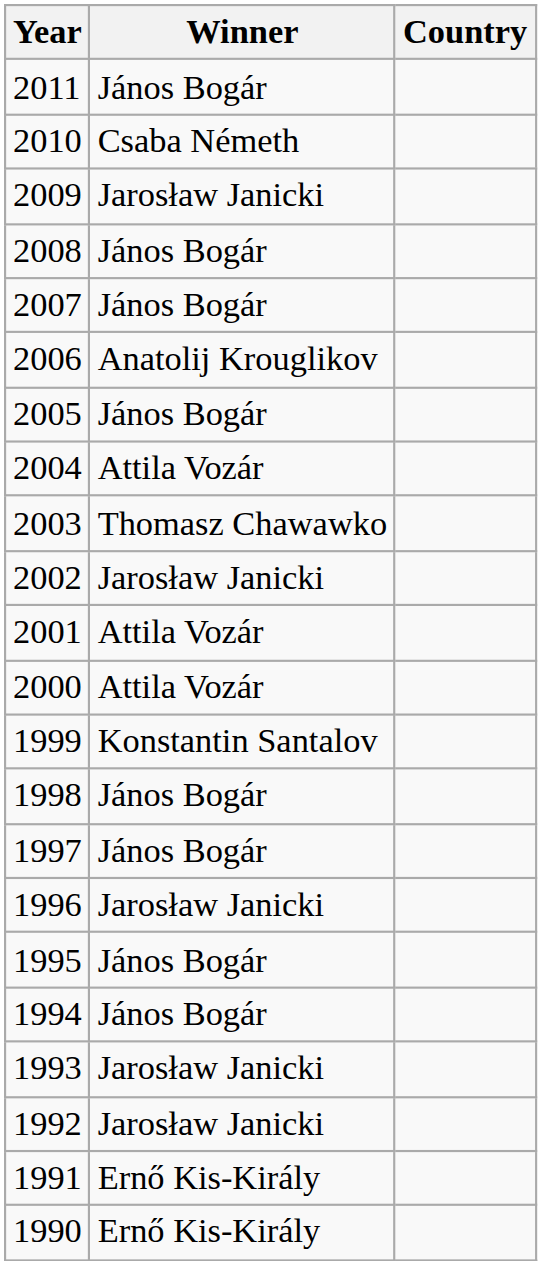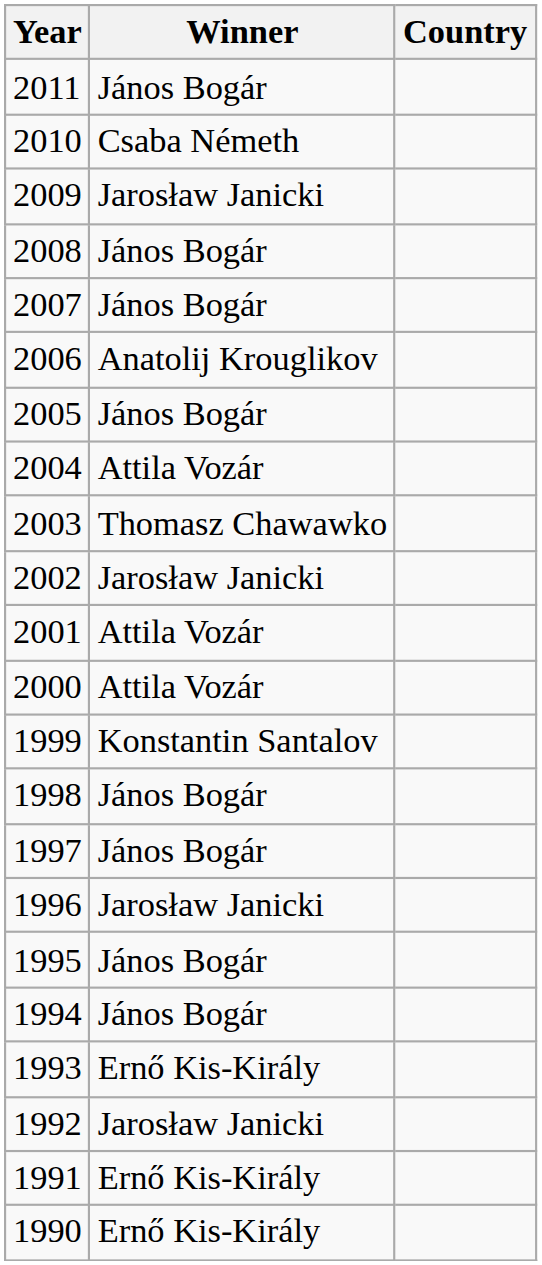(211, 1068) Jarosław Janicki -> (209, 1068) Ernő Kis-Király
